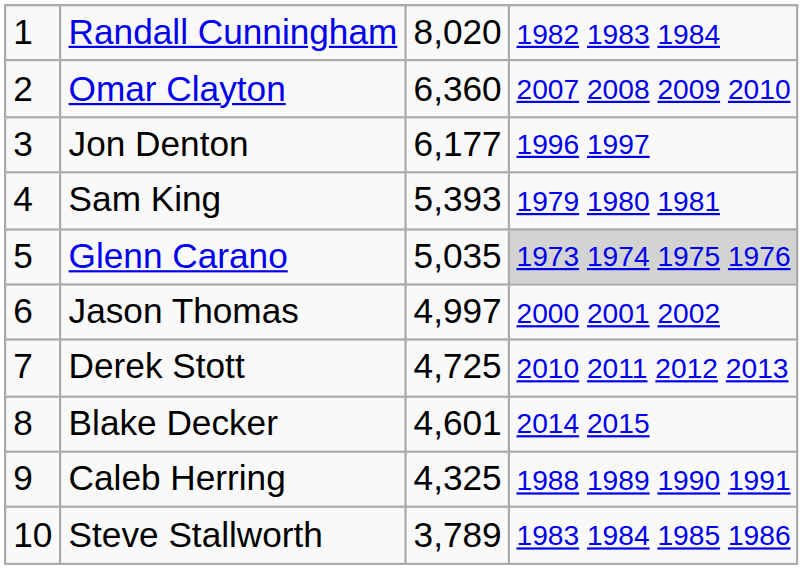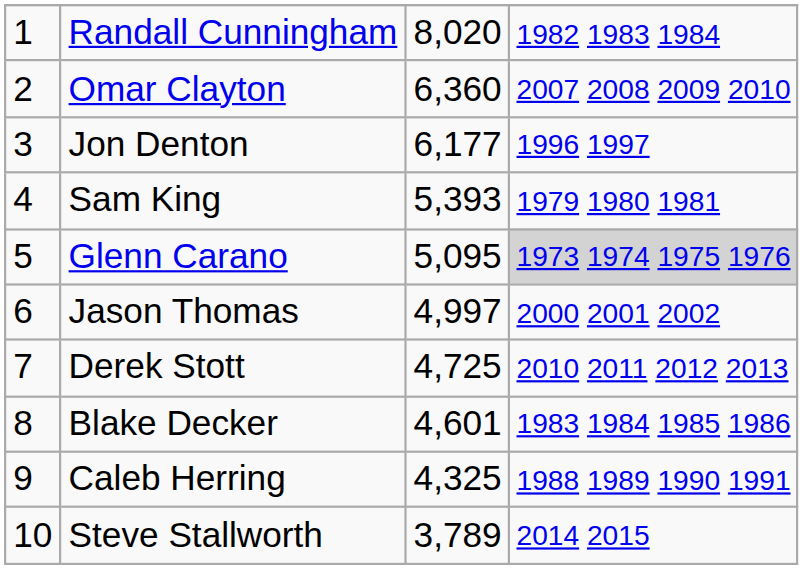(458, 255) 5,035 -> (458, 255) 5,095
(583, 424) 2014 2015 -> (654, 424) 1983 1984 1985 1986
(654, 535) 1983 1984 1985 1986 -> (583, 535) 2014 2015
